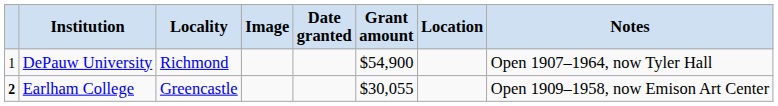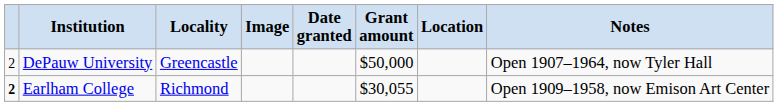(12, 63) 1 -> (12, 63) 2
(194, 62) Richmond -> (199, 62) Greencastle
(387, 62) $54,900 -> (387, 62) $50,000
(199, 88) Greencastle -> (194, 88) Richmond
